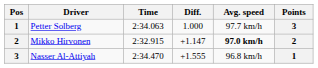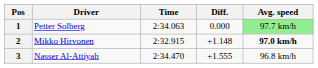- column: (294, 12)
(193, 26) 1.000 -> (220, 26) 0.000
(244, 26) no background -> (278, 26) lightgreen background
(193, 41) +1.147 -> (220, 41) +1.148
